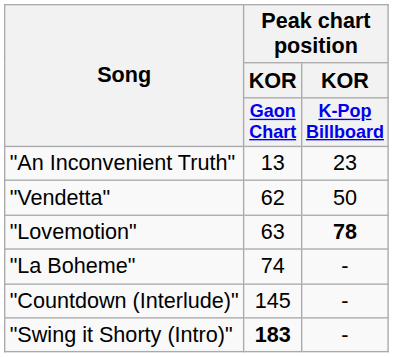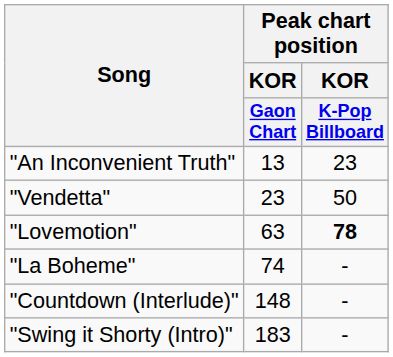(273, 197) 62 -> (273, 197) 23
(273, 300) 145 -> (273, 300) 148
(273, 334) bold -> (273, 334) normal
